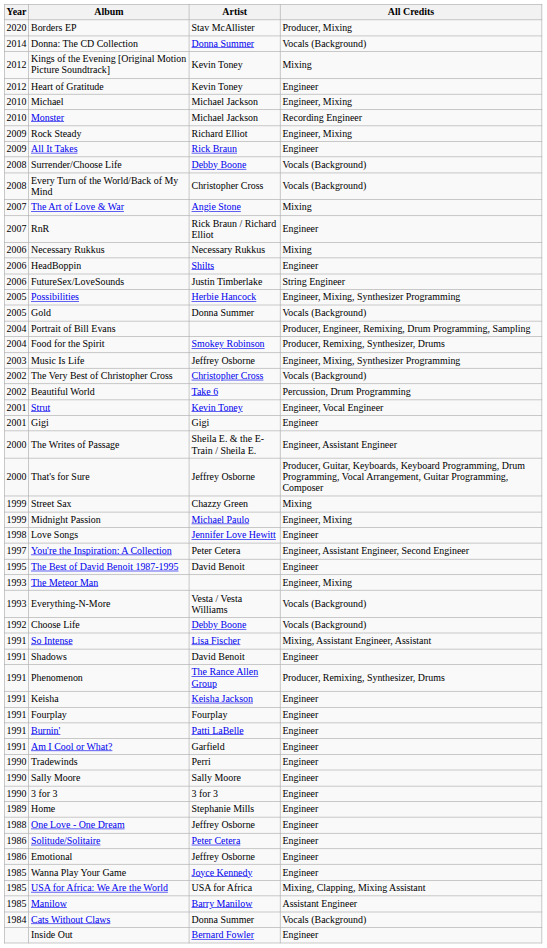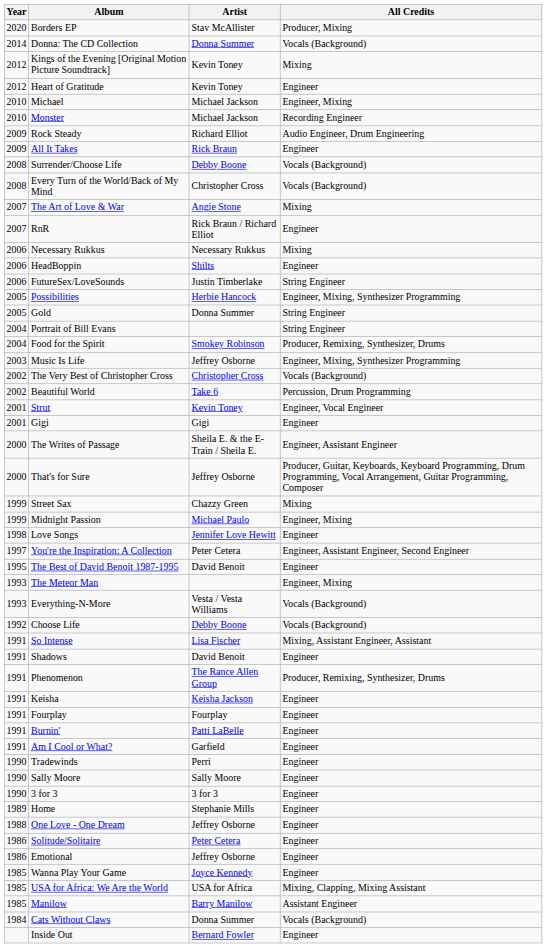(317, 133) Engineer, Mixing -> (353, 133) Audio Engineer, Drum Engineering
(324, 313) Vocals (Background) -> (314, 313) String Engineer
(406, 329) Producer, Engineer, Remixing, Drum Programming, Sampling -> (314, 329) String Engineer
